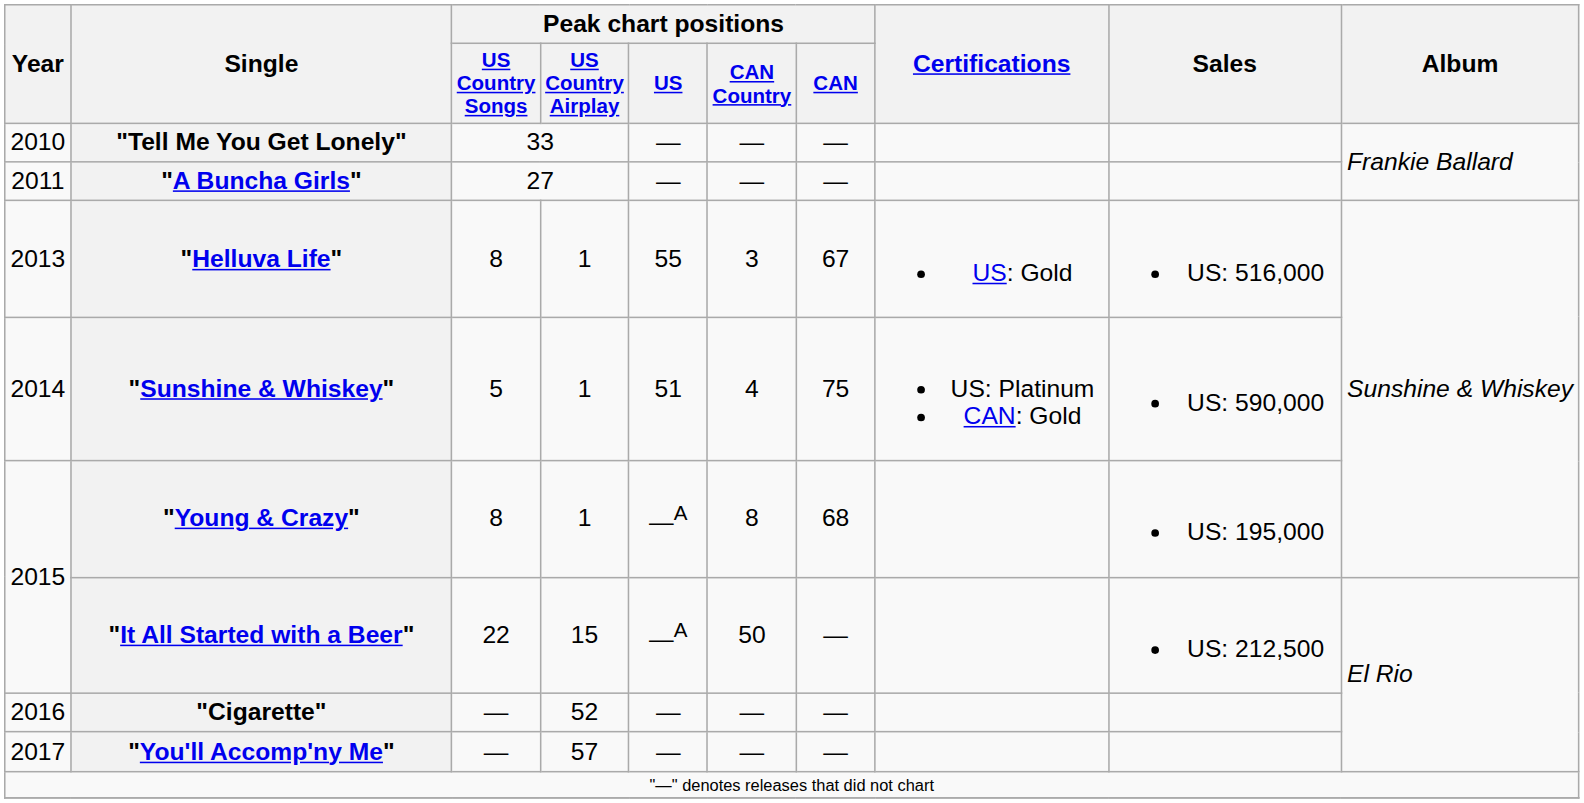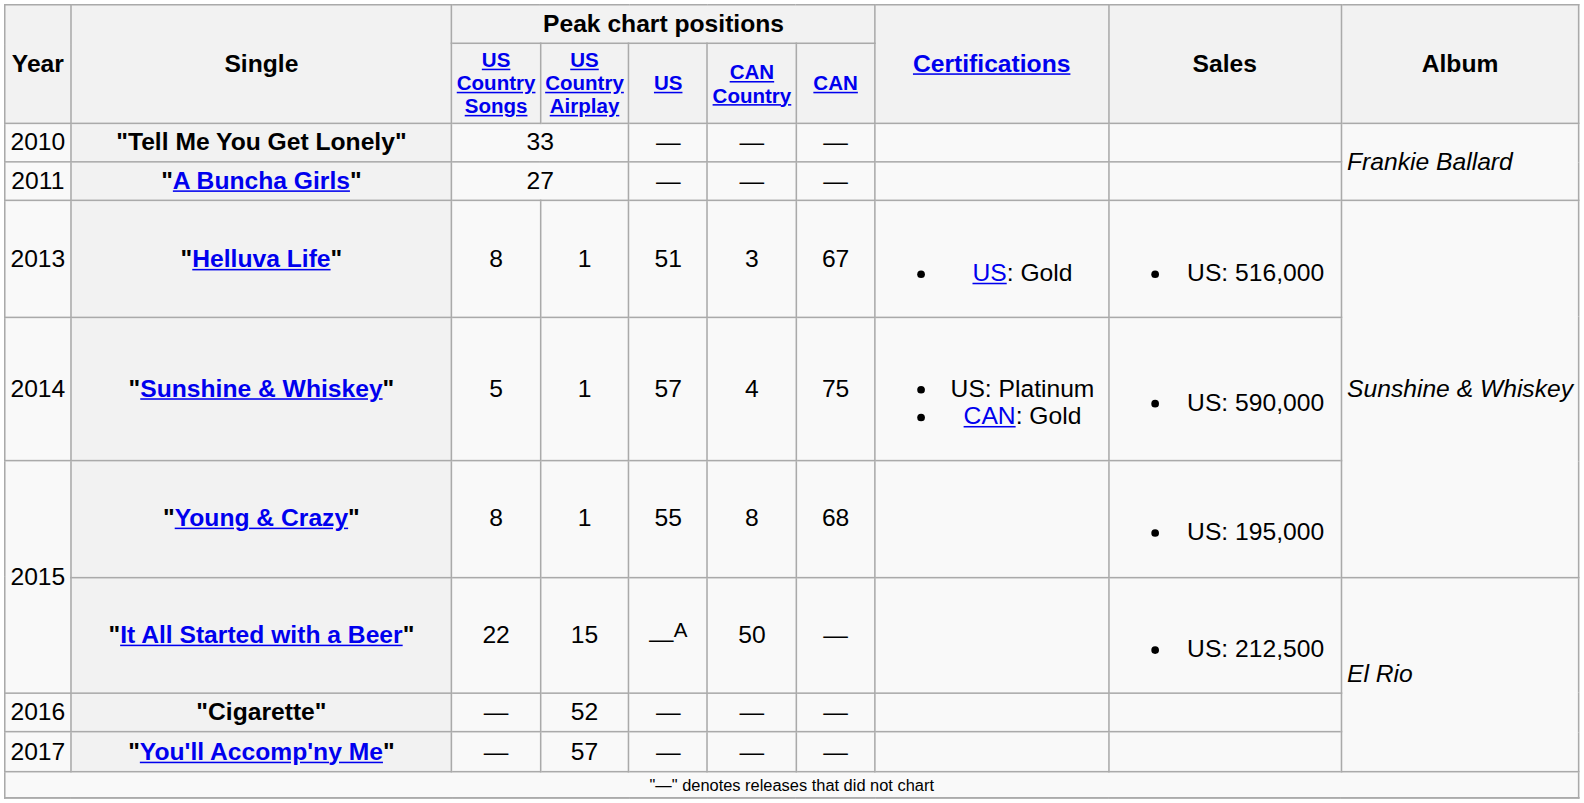(668, 258) 55 -> (668, 258) 51
(668, 388) 51 -> (668, 388) 57
(668, 518) —A -> (668, 518) 55
